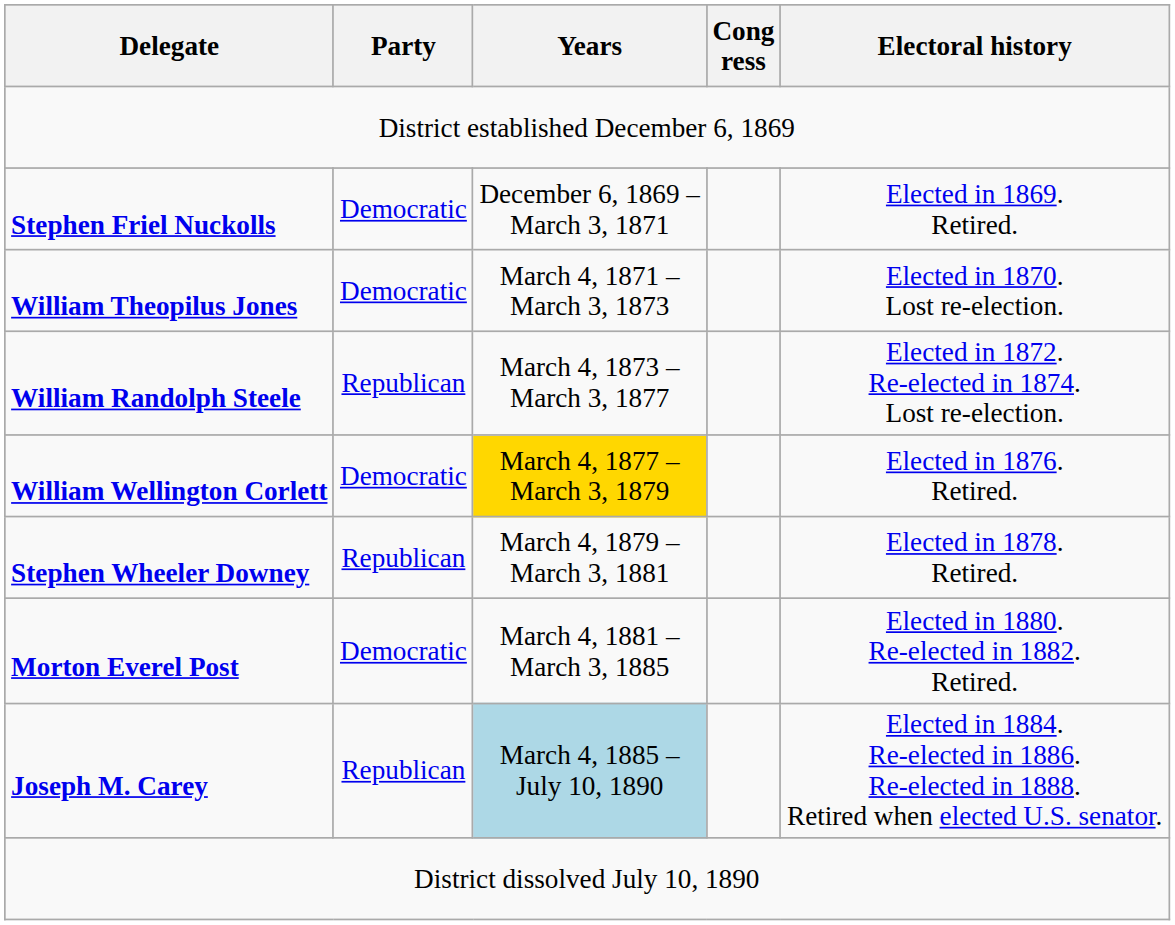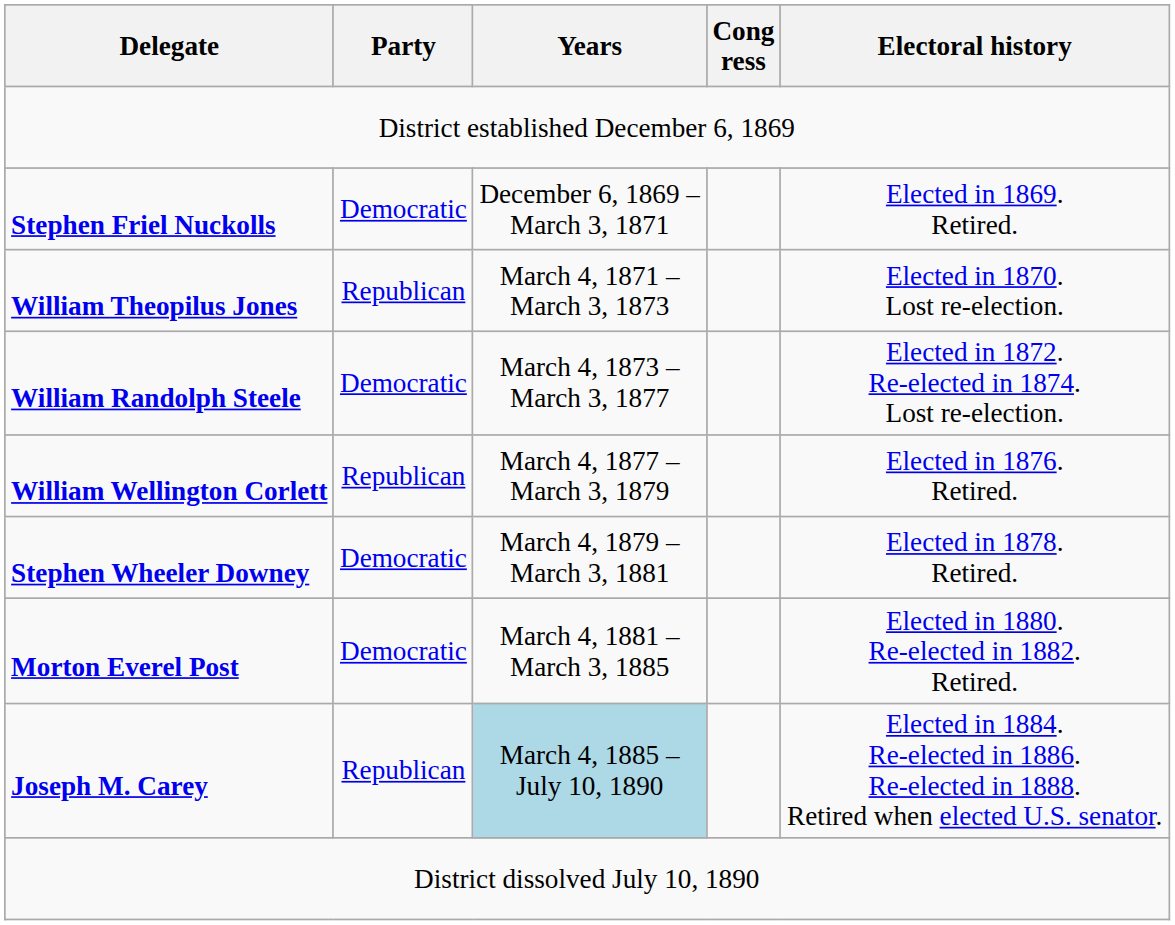(403, 290) Democratic -> (403, 290) Republican
(403, 383) Republican -> (403, 383) Democratic
(403, 476) Democratic -> (403, 476) Republican
(590, 476) gold background -> (590, 476) no background
(403, 557) Republican -> (403, 557) Democratic
